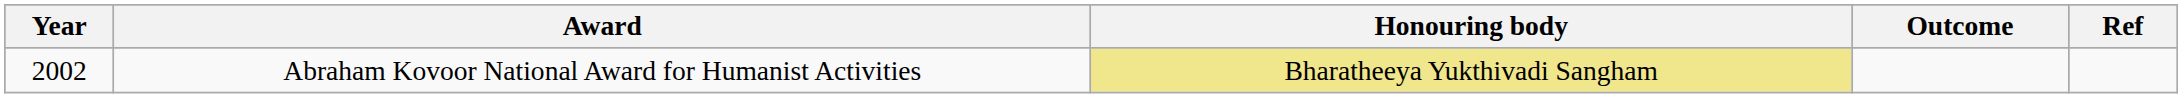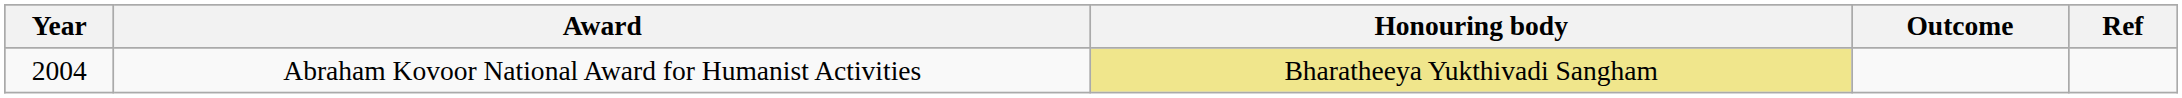(59, 69) 2002 -> (59, 69) 2004
